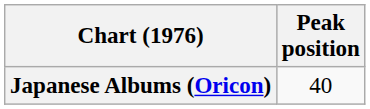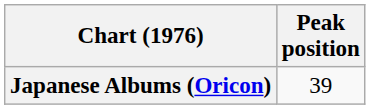(321, 85) 40 -> (321, 85) 39
